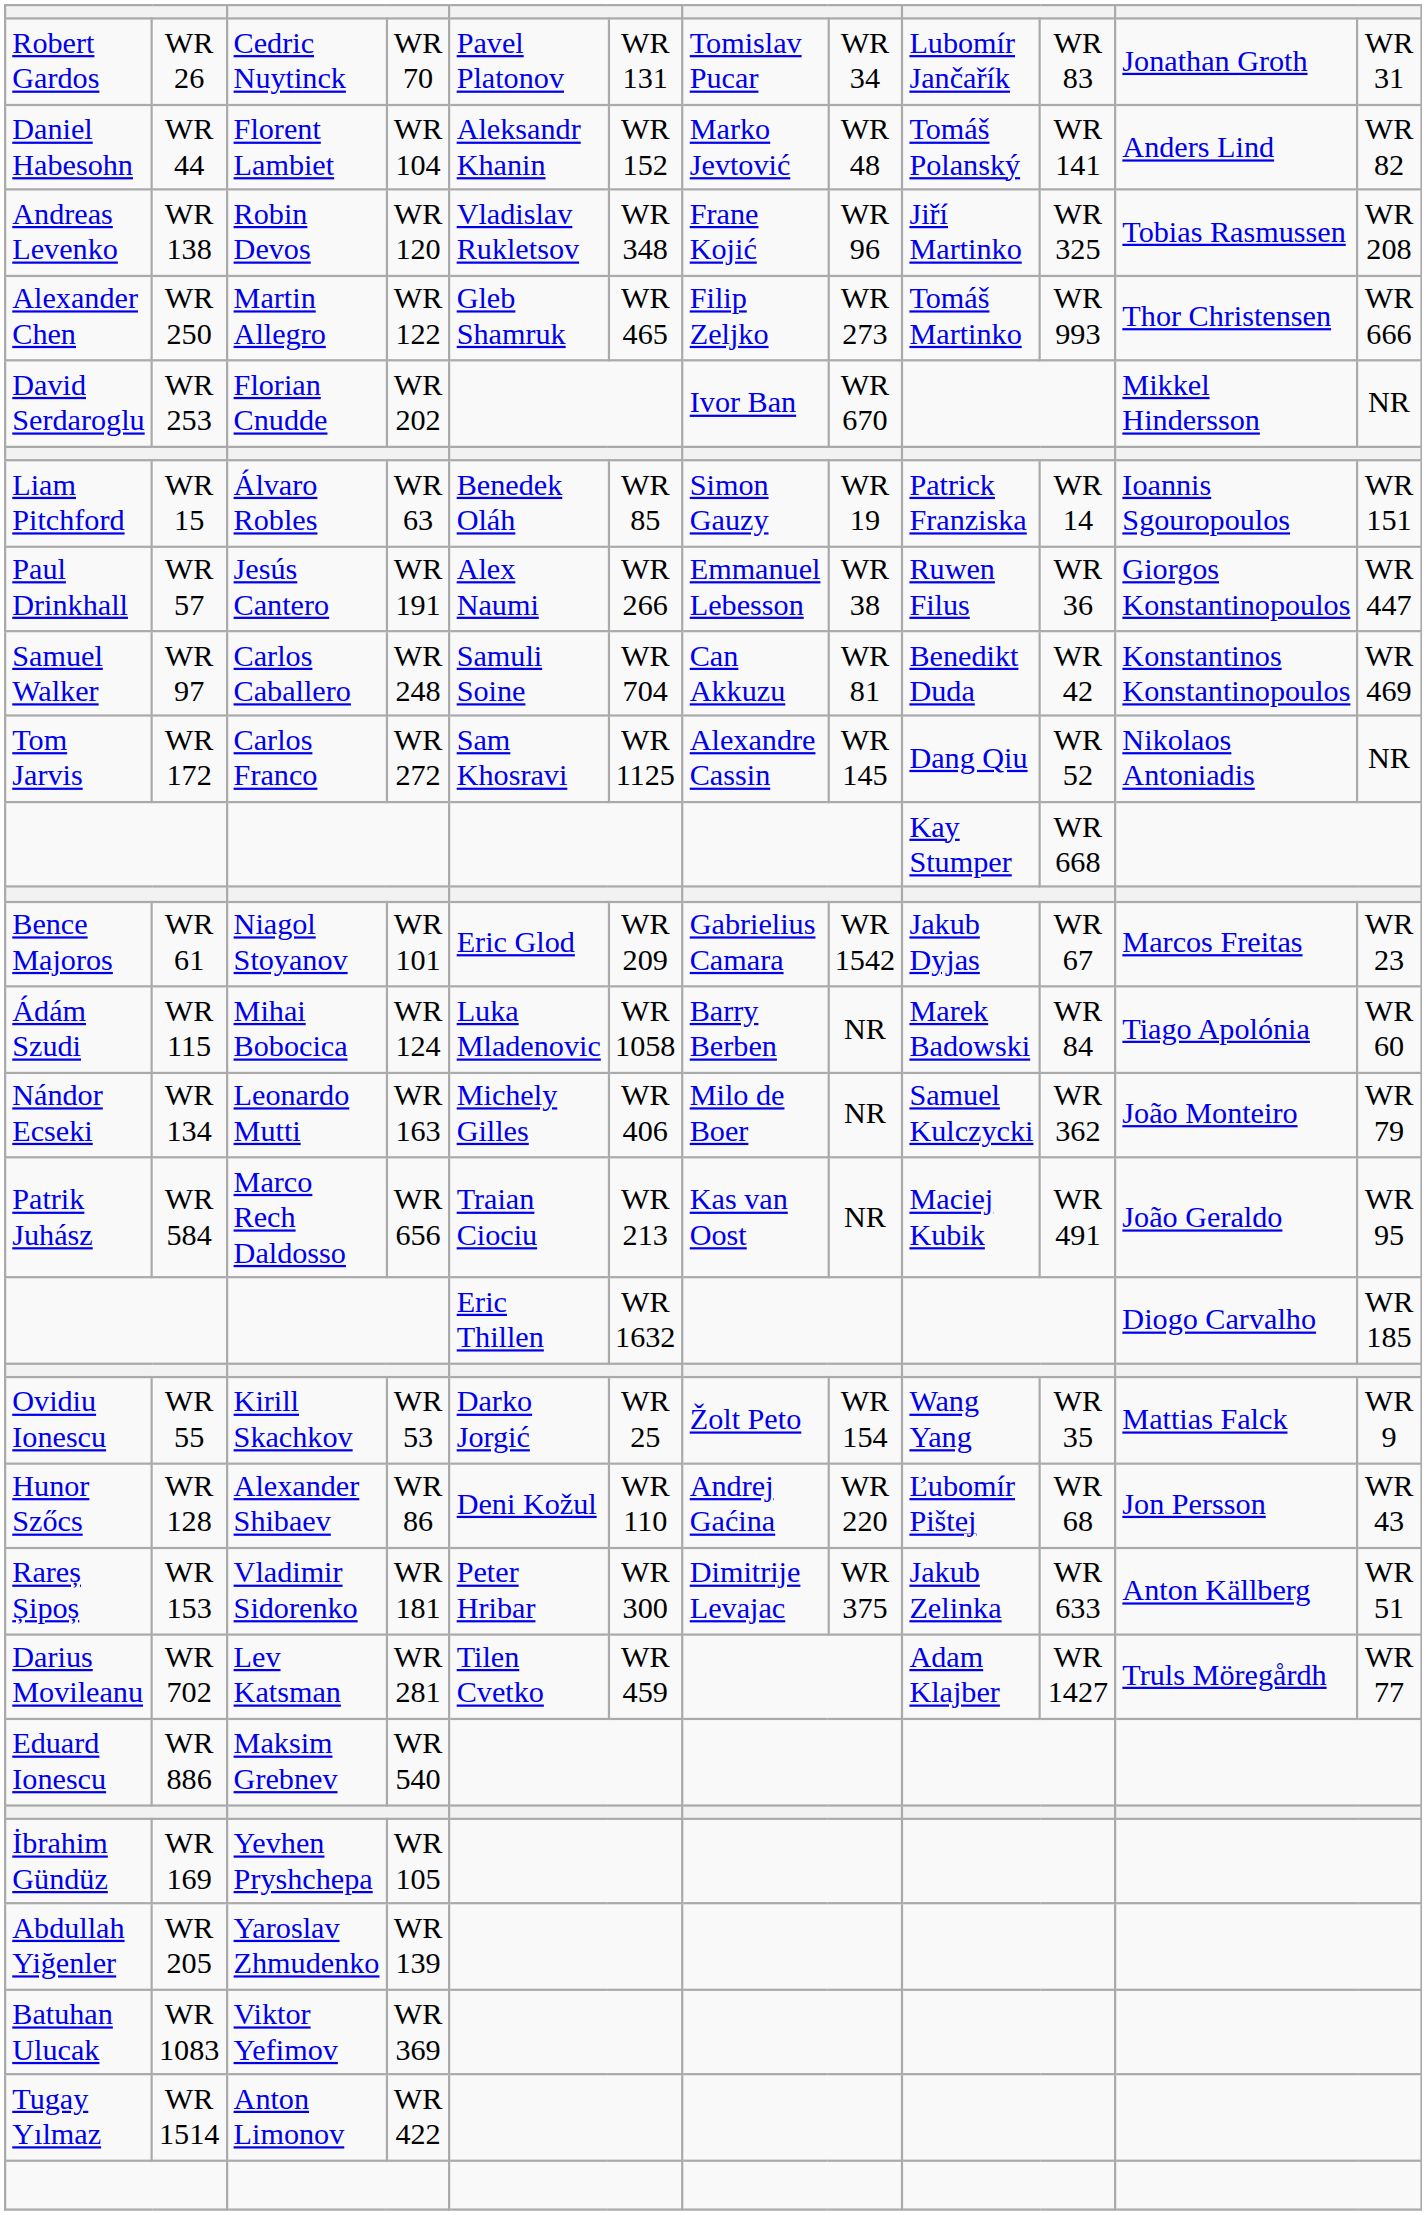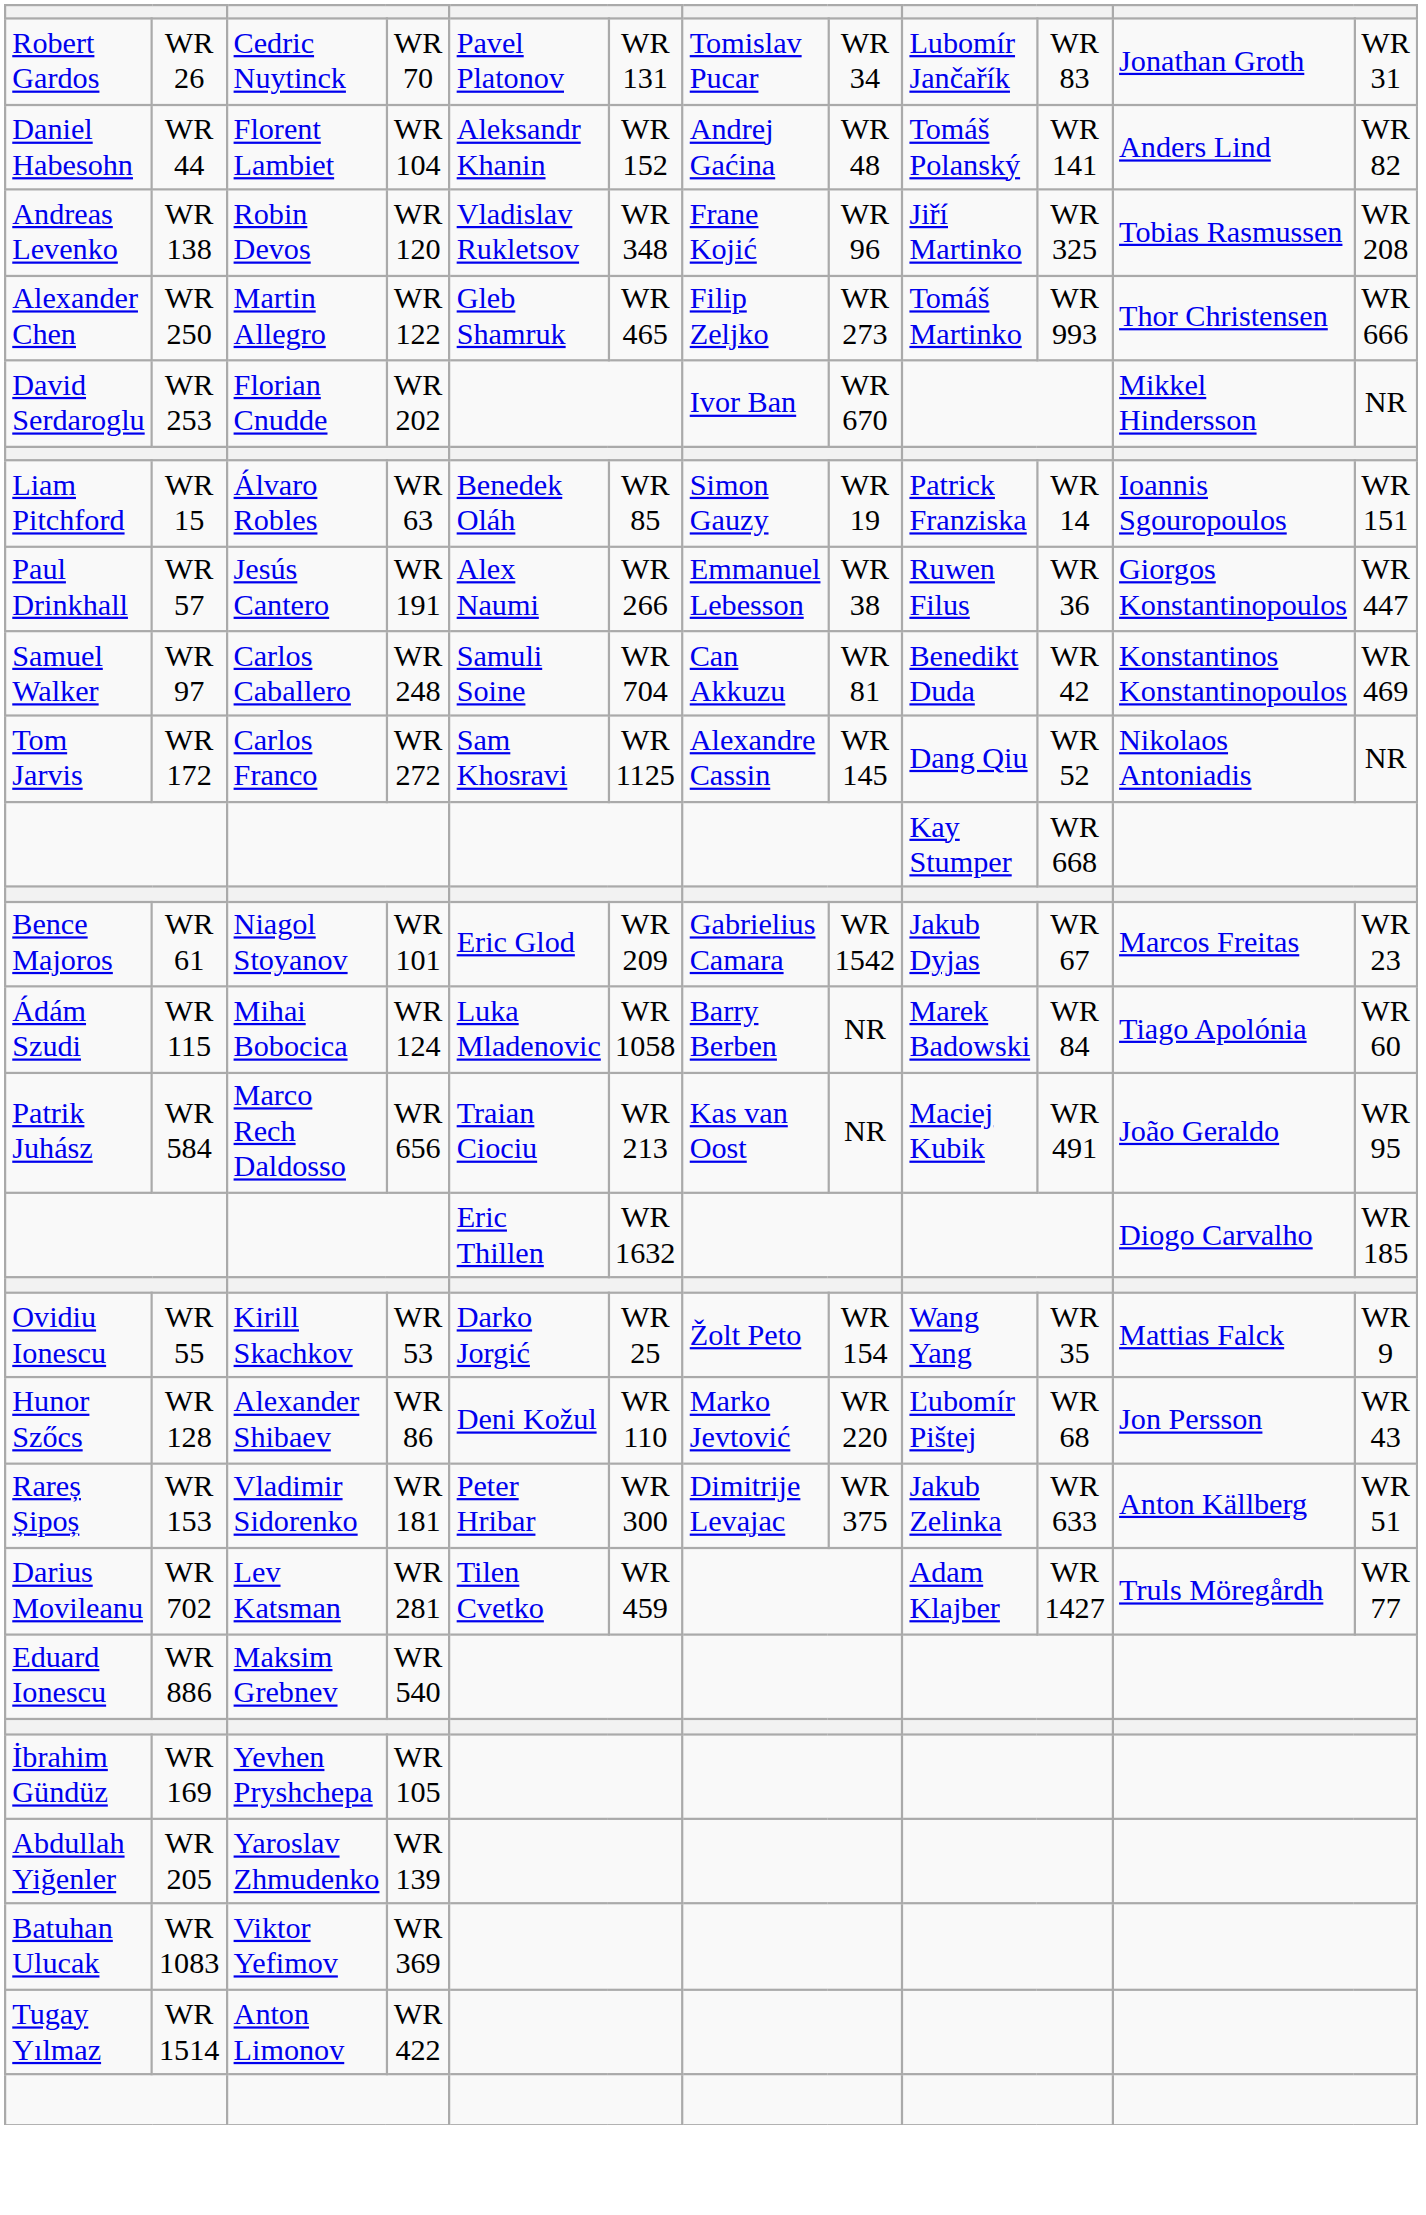(740, 146) Marko Jevtović -> (732, 146) Andrej Gaćina
- row: (58, 1113)
(732, 1504) Andrej Gaćina -> (740, 1419) Marko Jevtović
